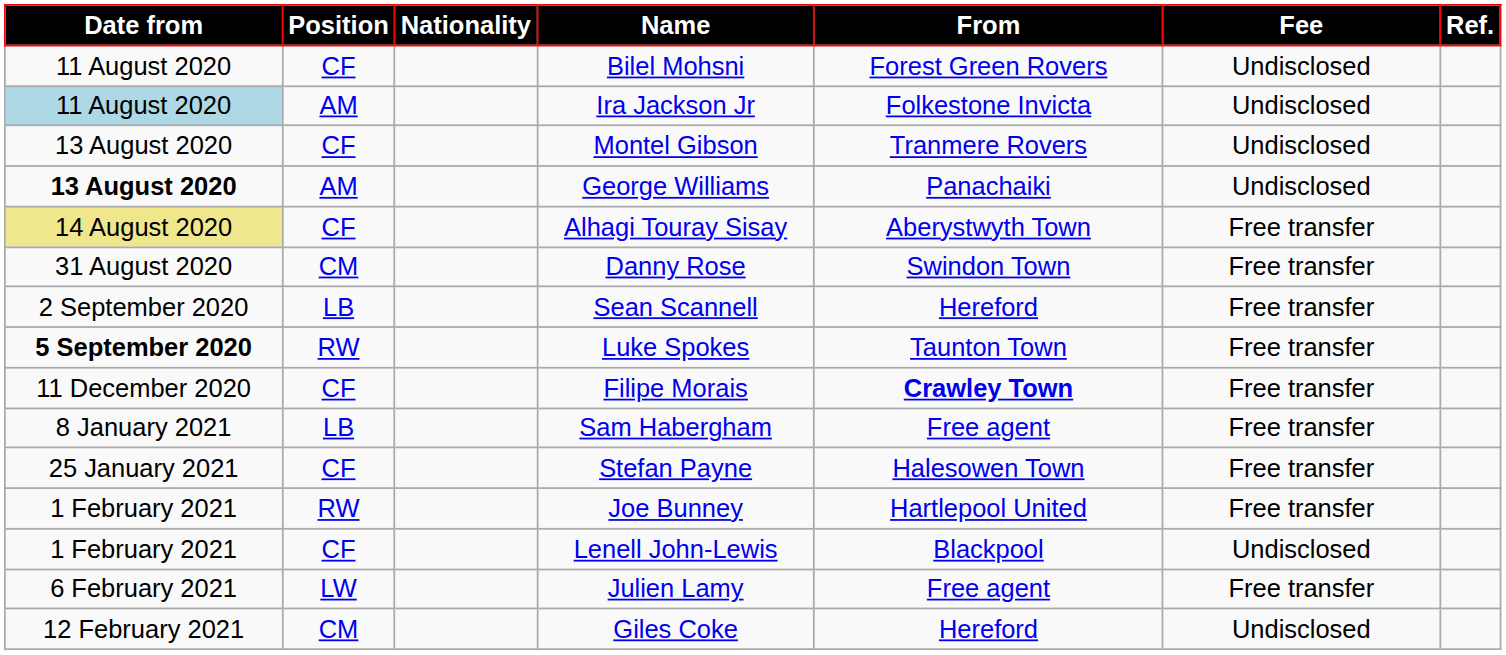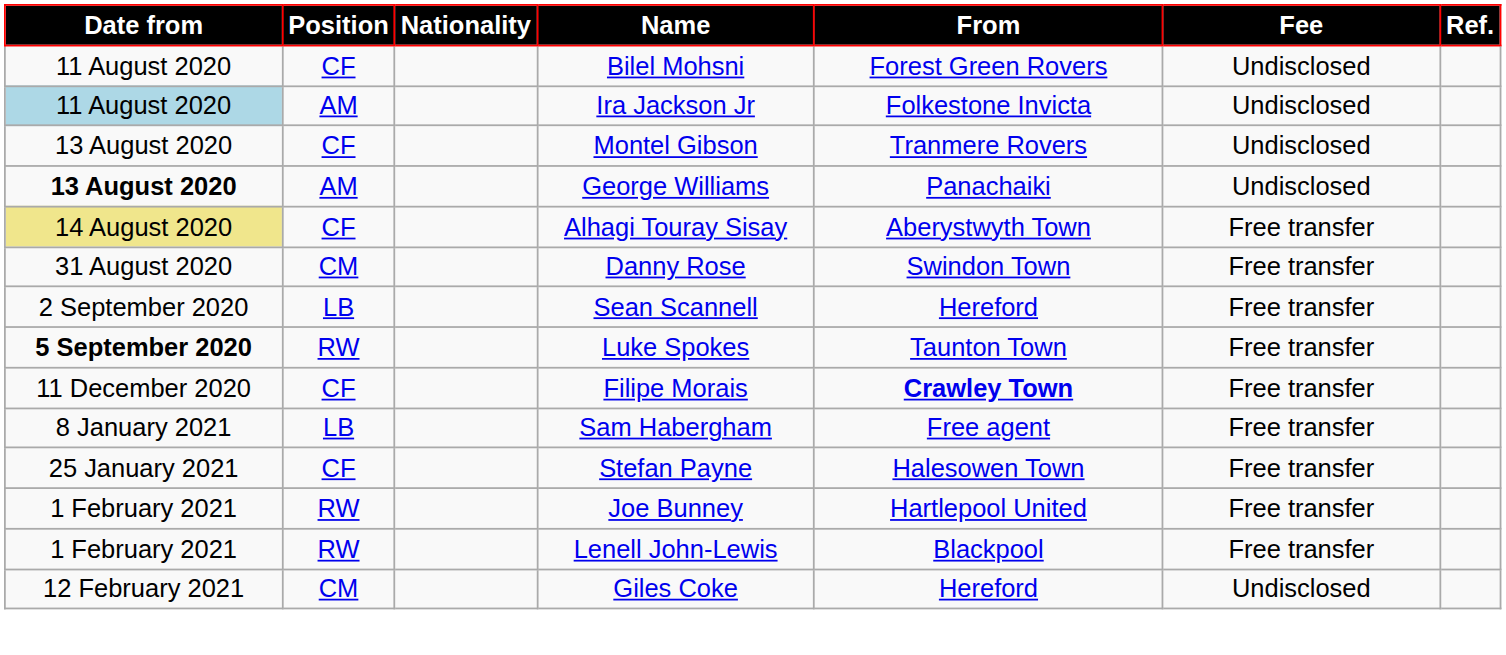(339, 549) CF -> (339, 549) RW
(1301, 549) Undisclosed -> (1301, 549) Free transfer
- row: (676, 589)
